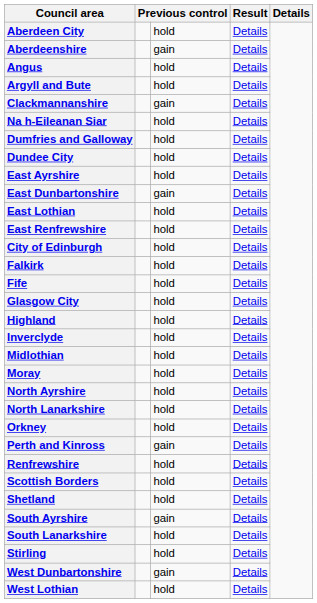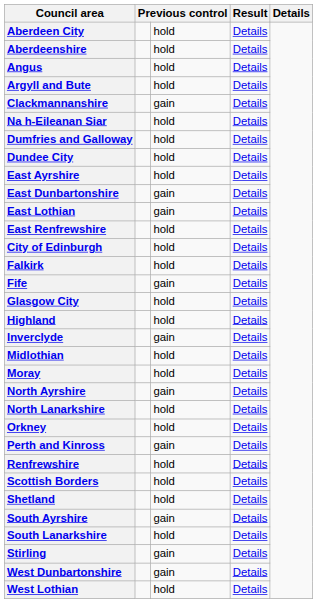(164, 49) gain -> (164, 49) hold
(164, 211) hold -> (164, 211) gain
(164, 283) hold -> (164, 283) gain
(164, 337) hold -> (164, 337) gain
(164, 391) hold -> (164, 391) gain
(164, 553) hold -> (164, 553) gain
